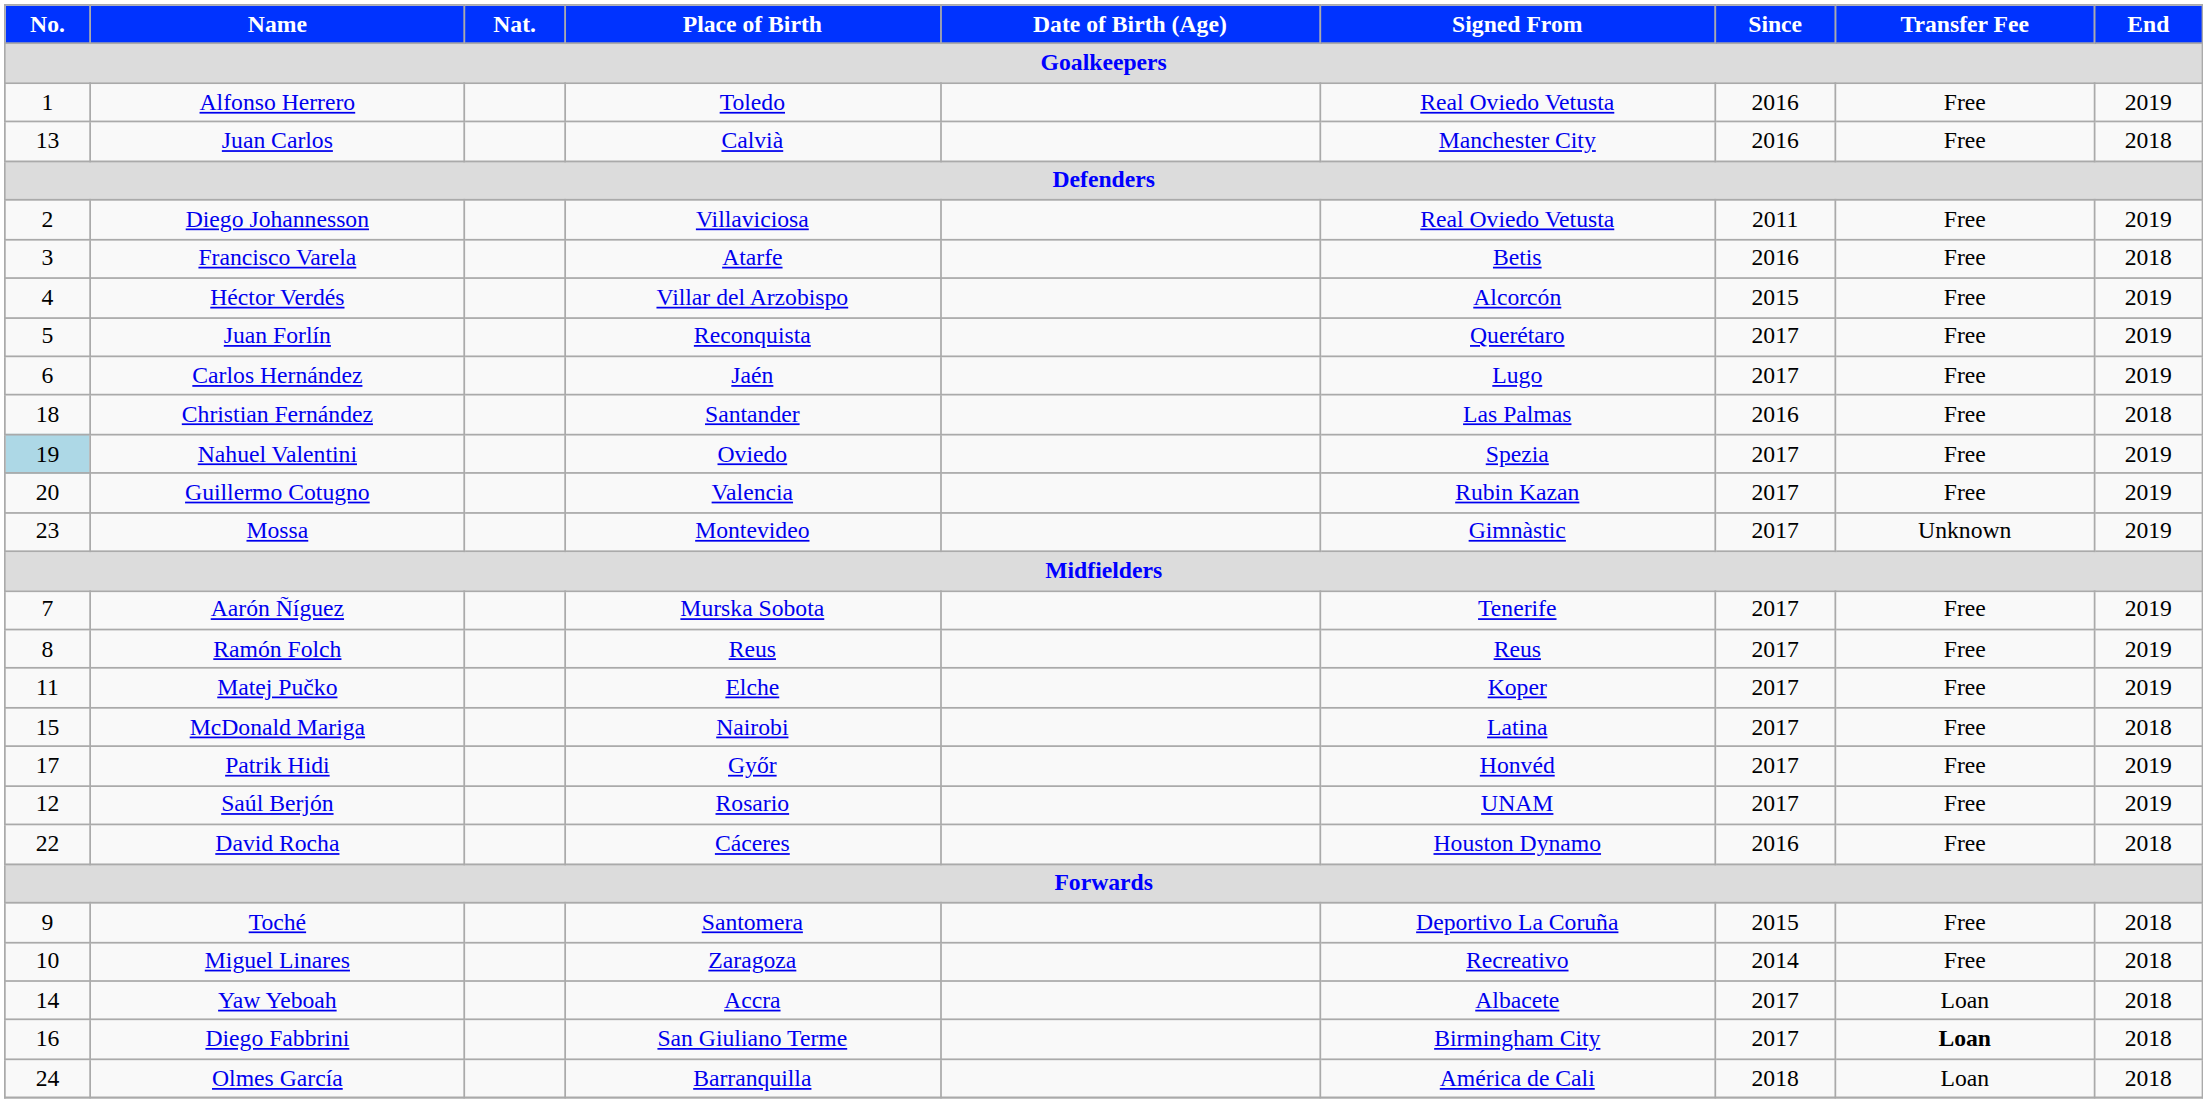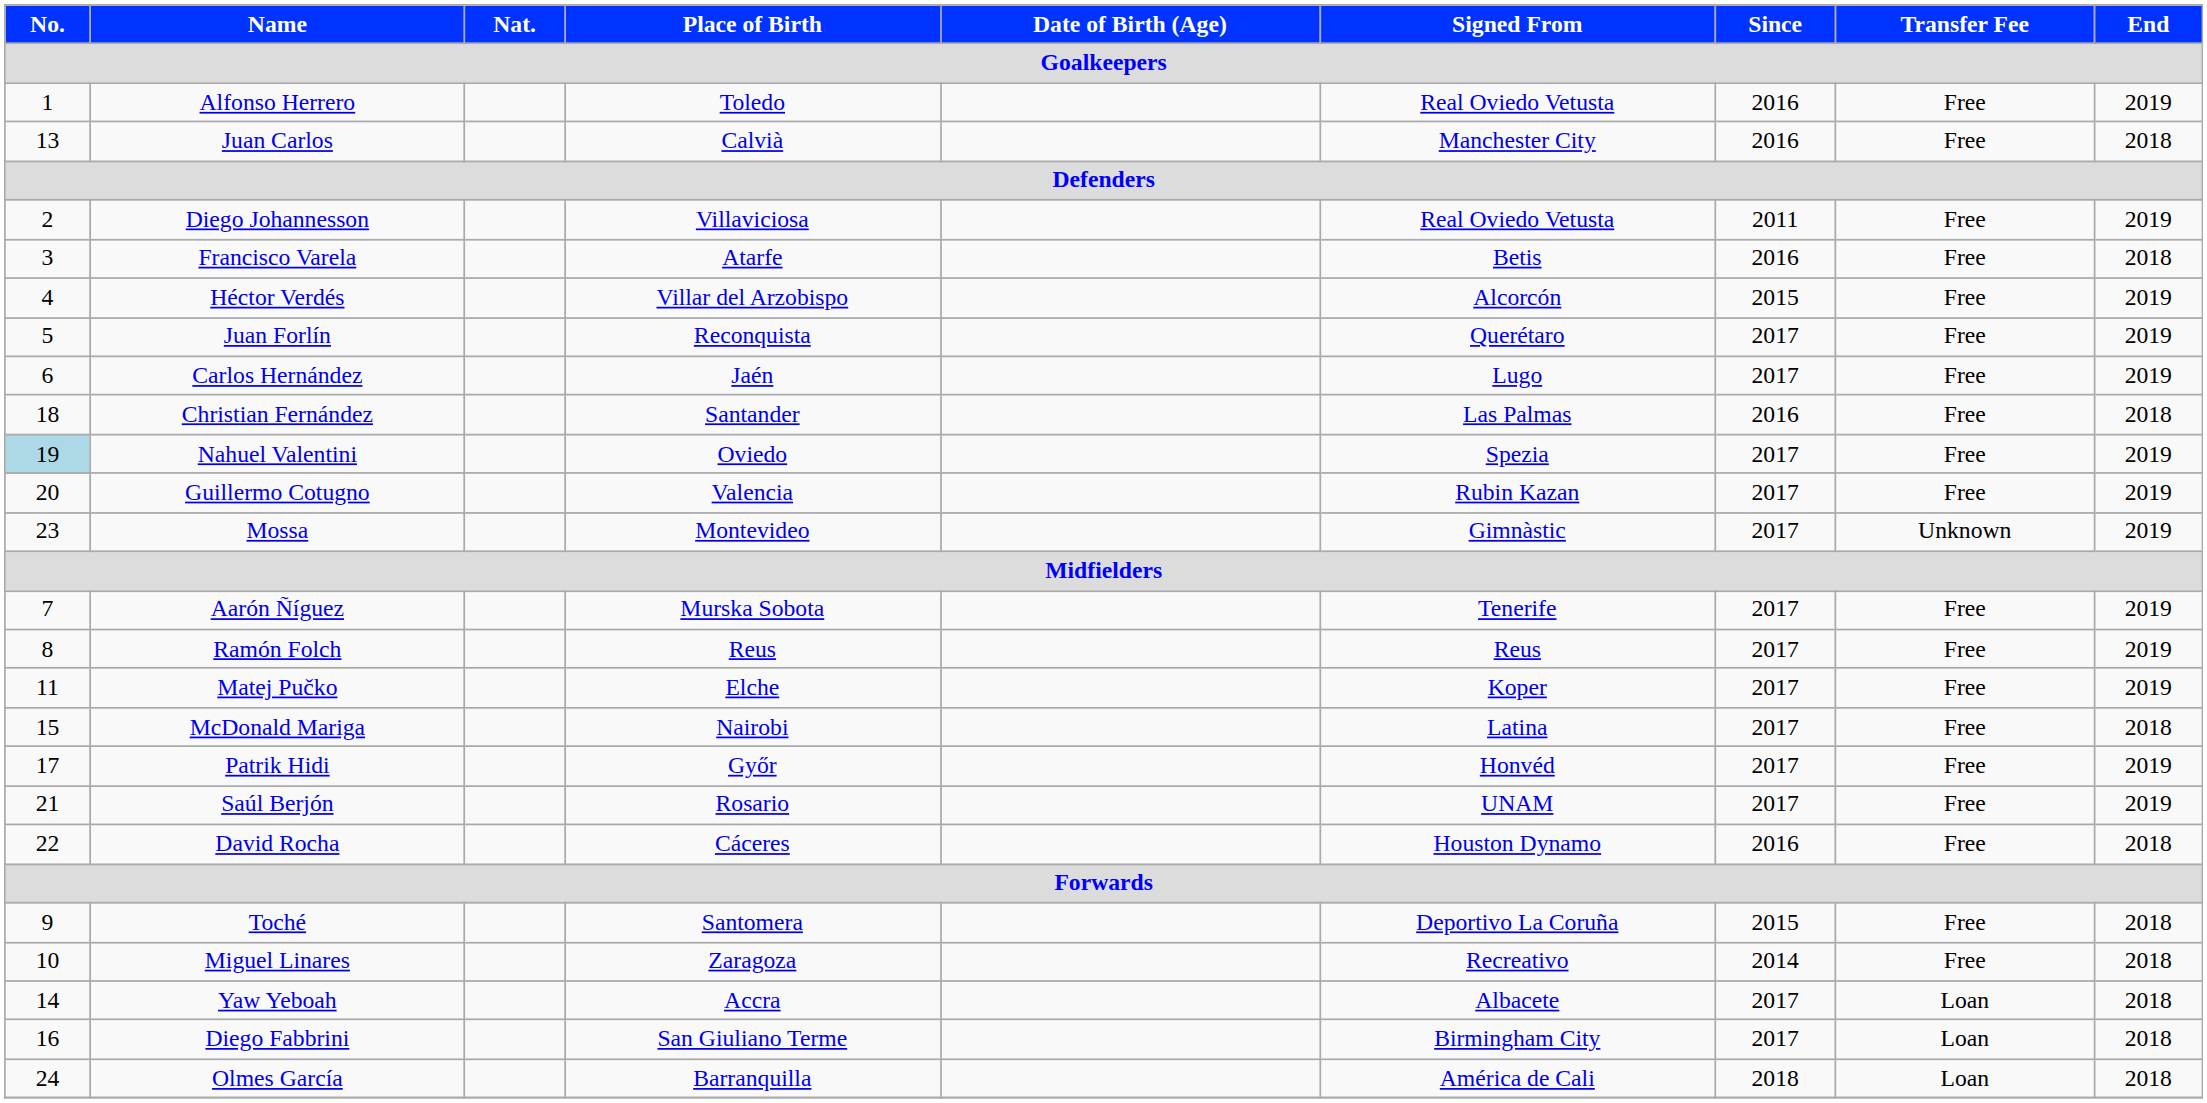(47, 804) 12 -> (47, 804) 21
(1965, 1038) bold -> (1965, 1038) normal
